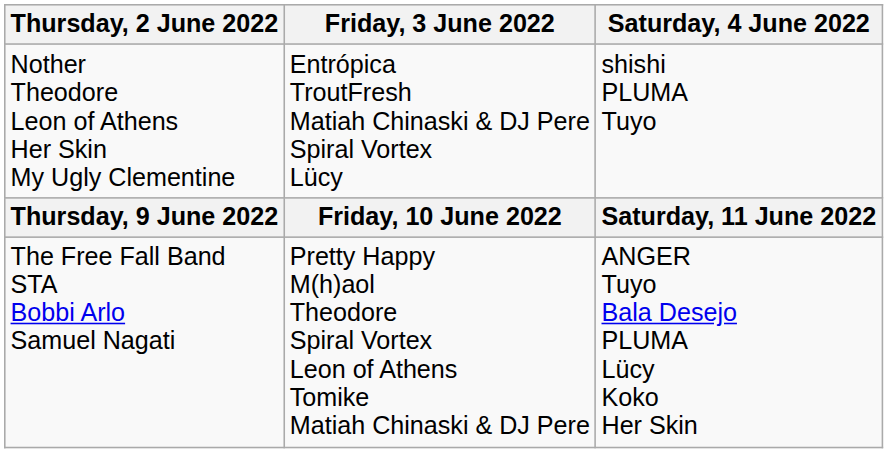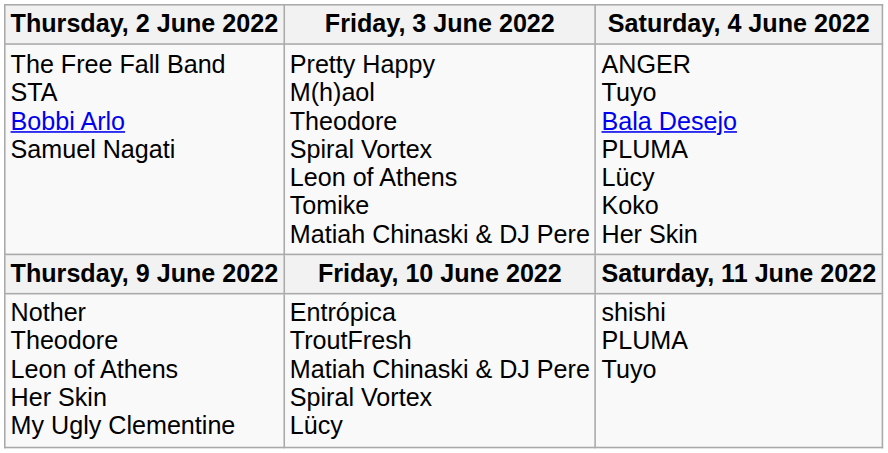rows swapped: (118, 299) <-> (123, 120)
